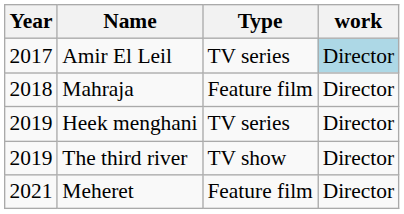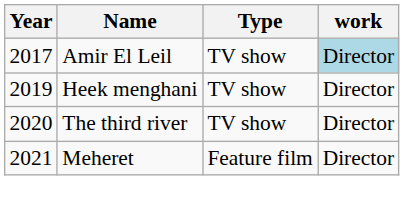(249, 55) TV series -> (247, 55) TV show
- row: (98, 89)
(249, 123) TV series -> (247, 89) TV show
(31, 157) 2019 -> (31, 123) 2020
